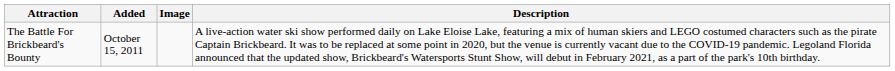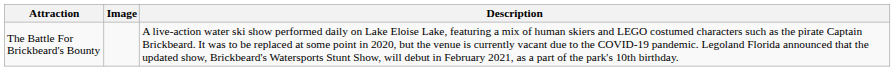- column: (129, 13)
